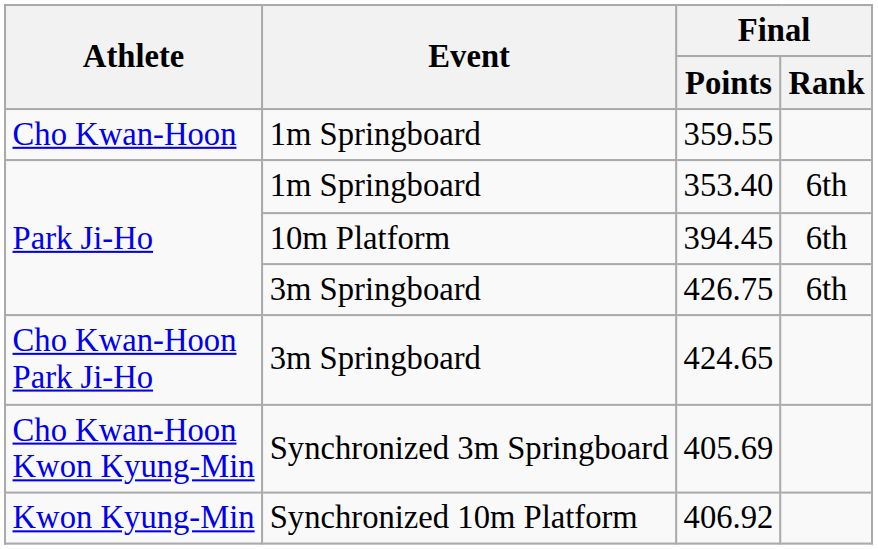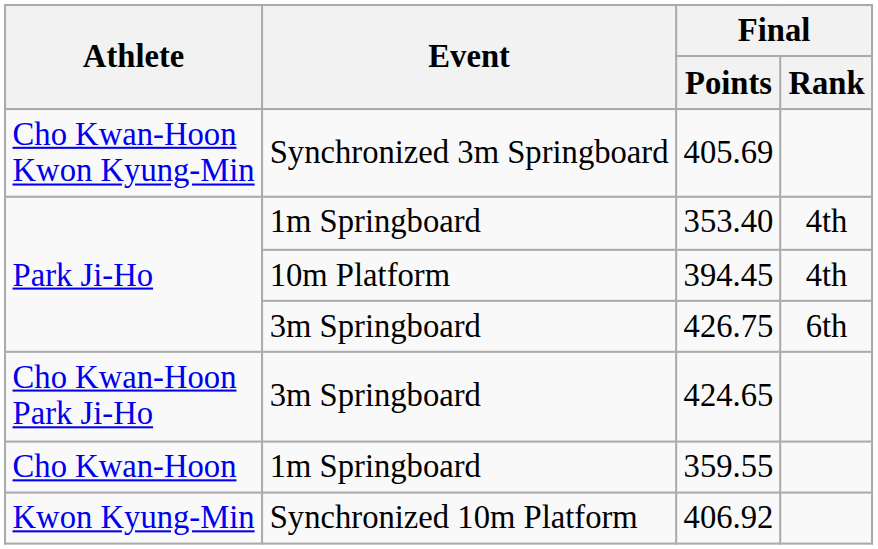rows swapped: (728, 133) <-> (728, 447)
(827, 185) 6th -> (827, 222) 4th
(827, 237) 6th -> (827, 274) 4th
